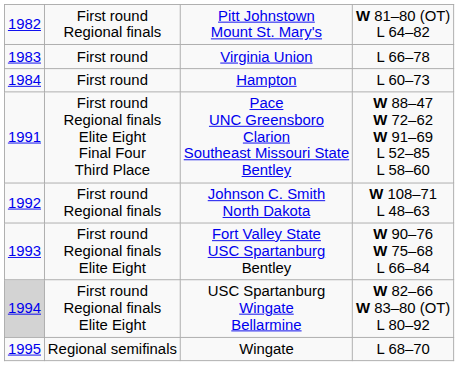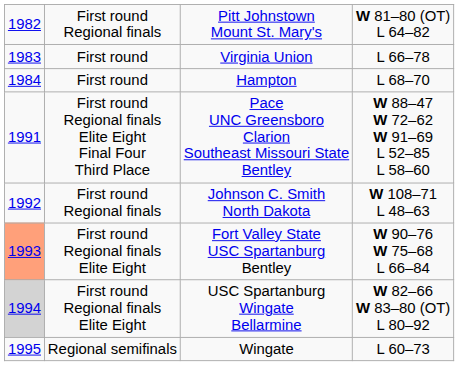(403, 80) L 60–73 -> (403, 80) L 68–70
(24, 251) no background -> (24, 251) lightsalmon background
(403, 348) L 68–70 -> (403, 348) L 60–73
